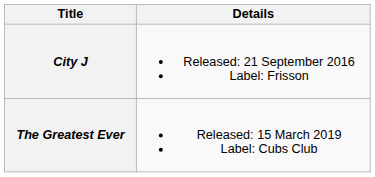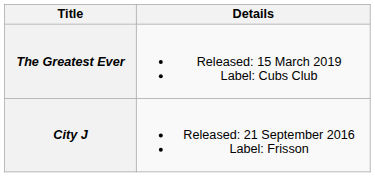rows swapped: (71, 61) <-> (71, 135)
